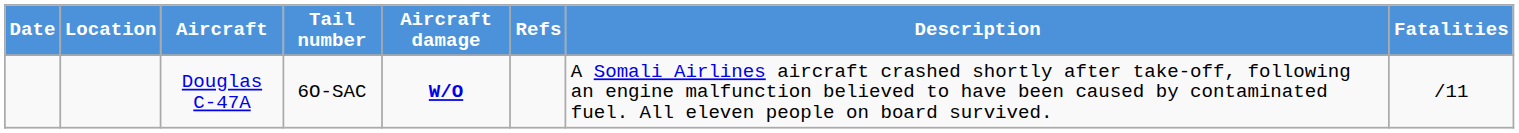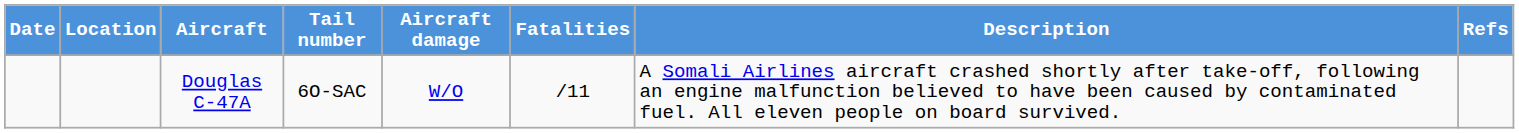columns swapped: (1451, 30) <-> (538, 30)
(446, 92) bold -> (446, 92) normal
